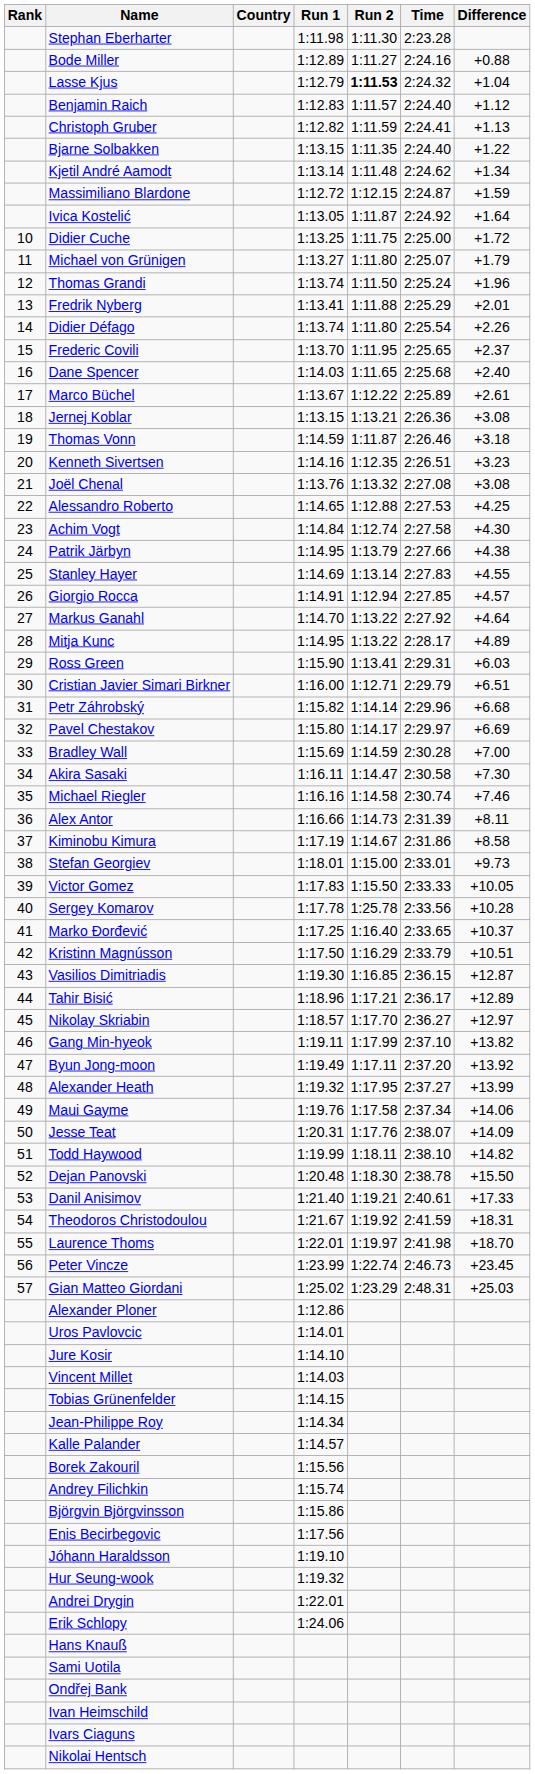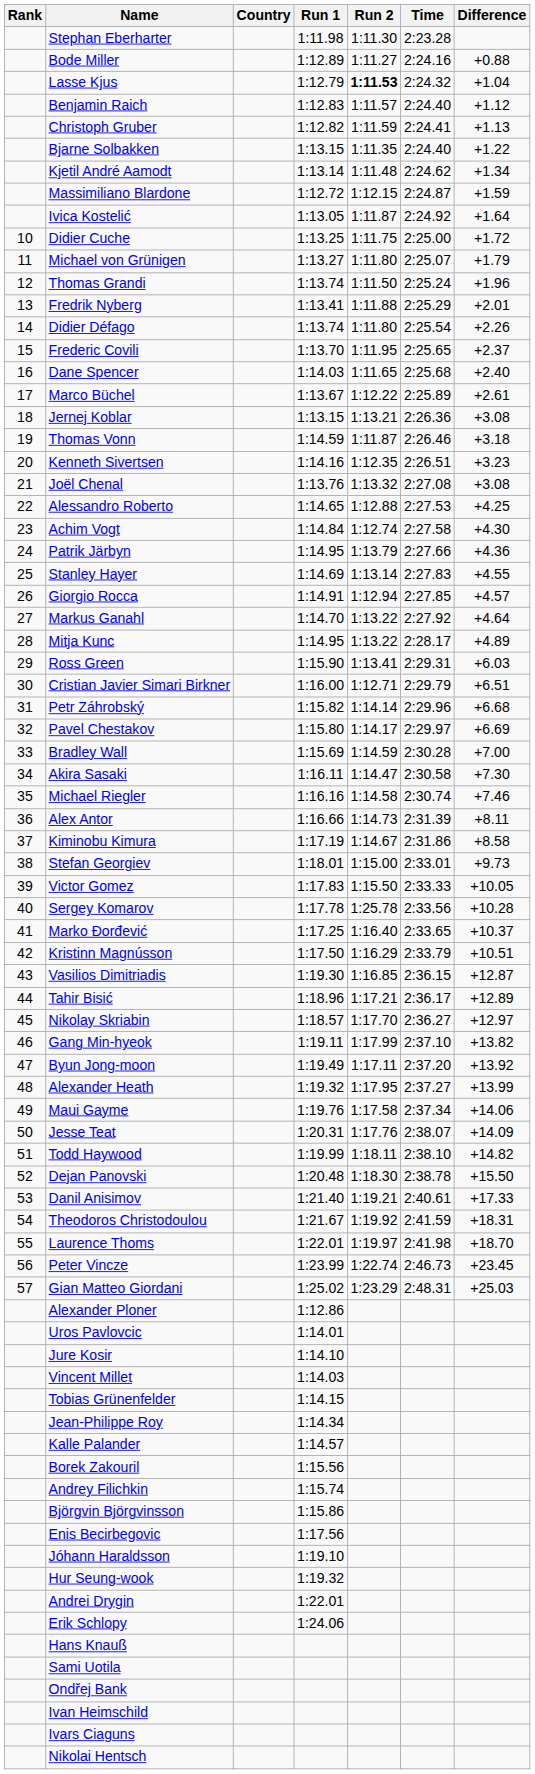(492, 551) +4.38 -> (492, 551) +4.36
